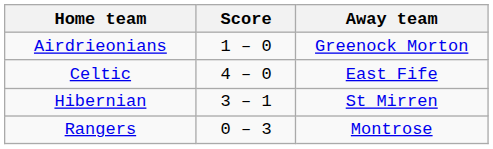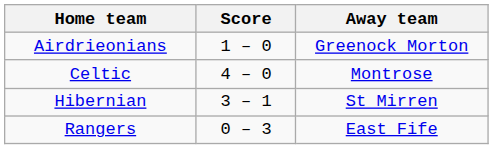(392, 74) East Fife -> (392, 74) Montrose
(392, 130) Montrose -> (392, 130) East Fife
